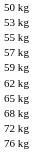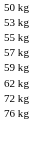- row: (16, 98)
- row: (16, 113)
